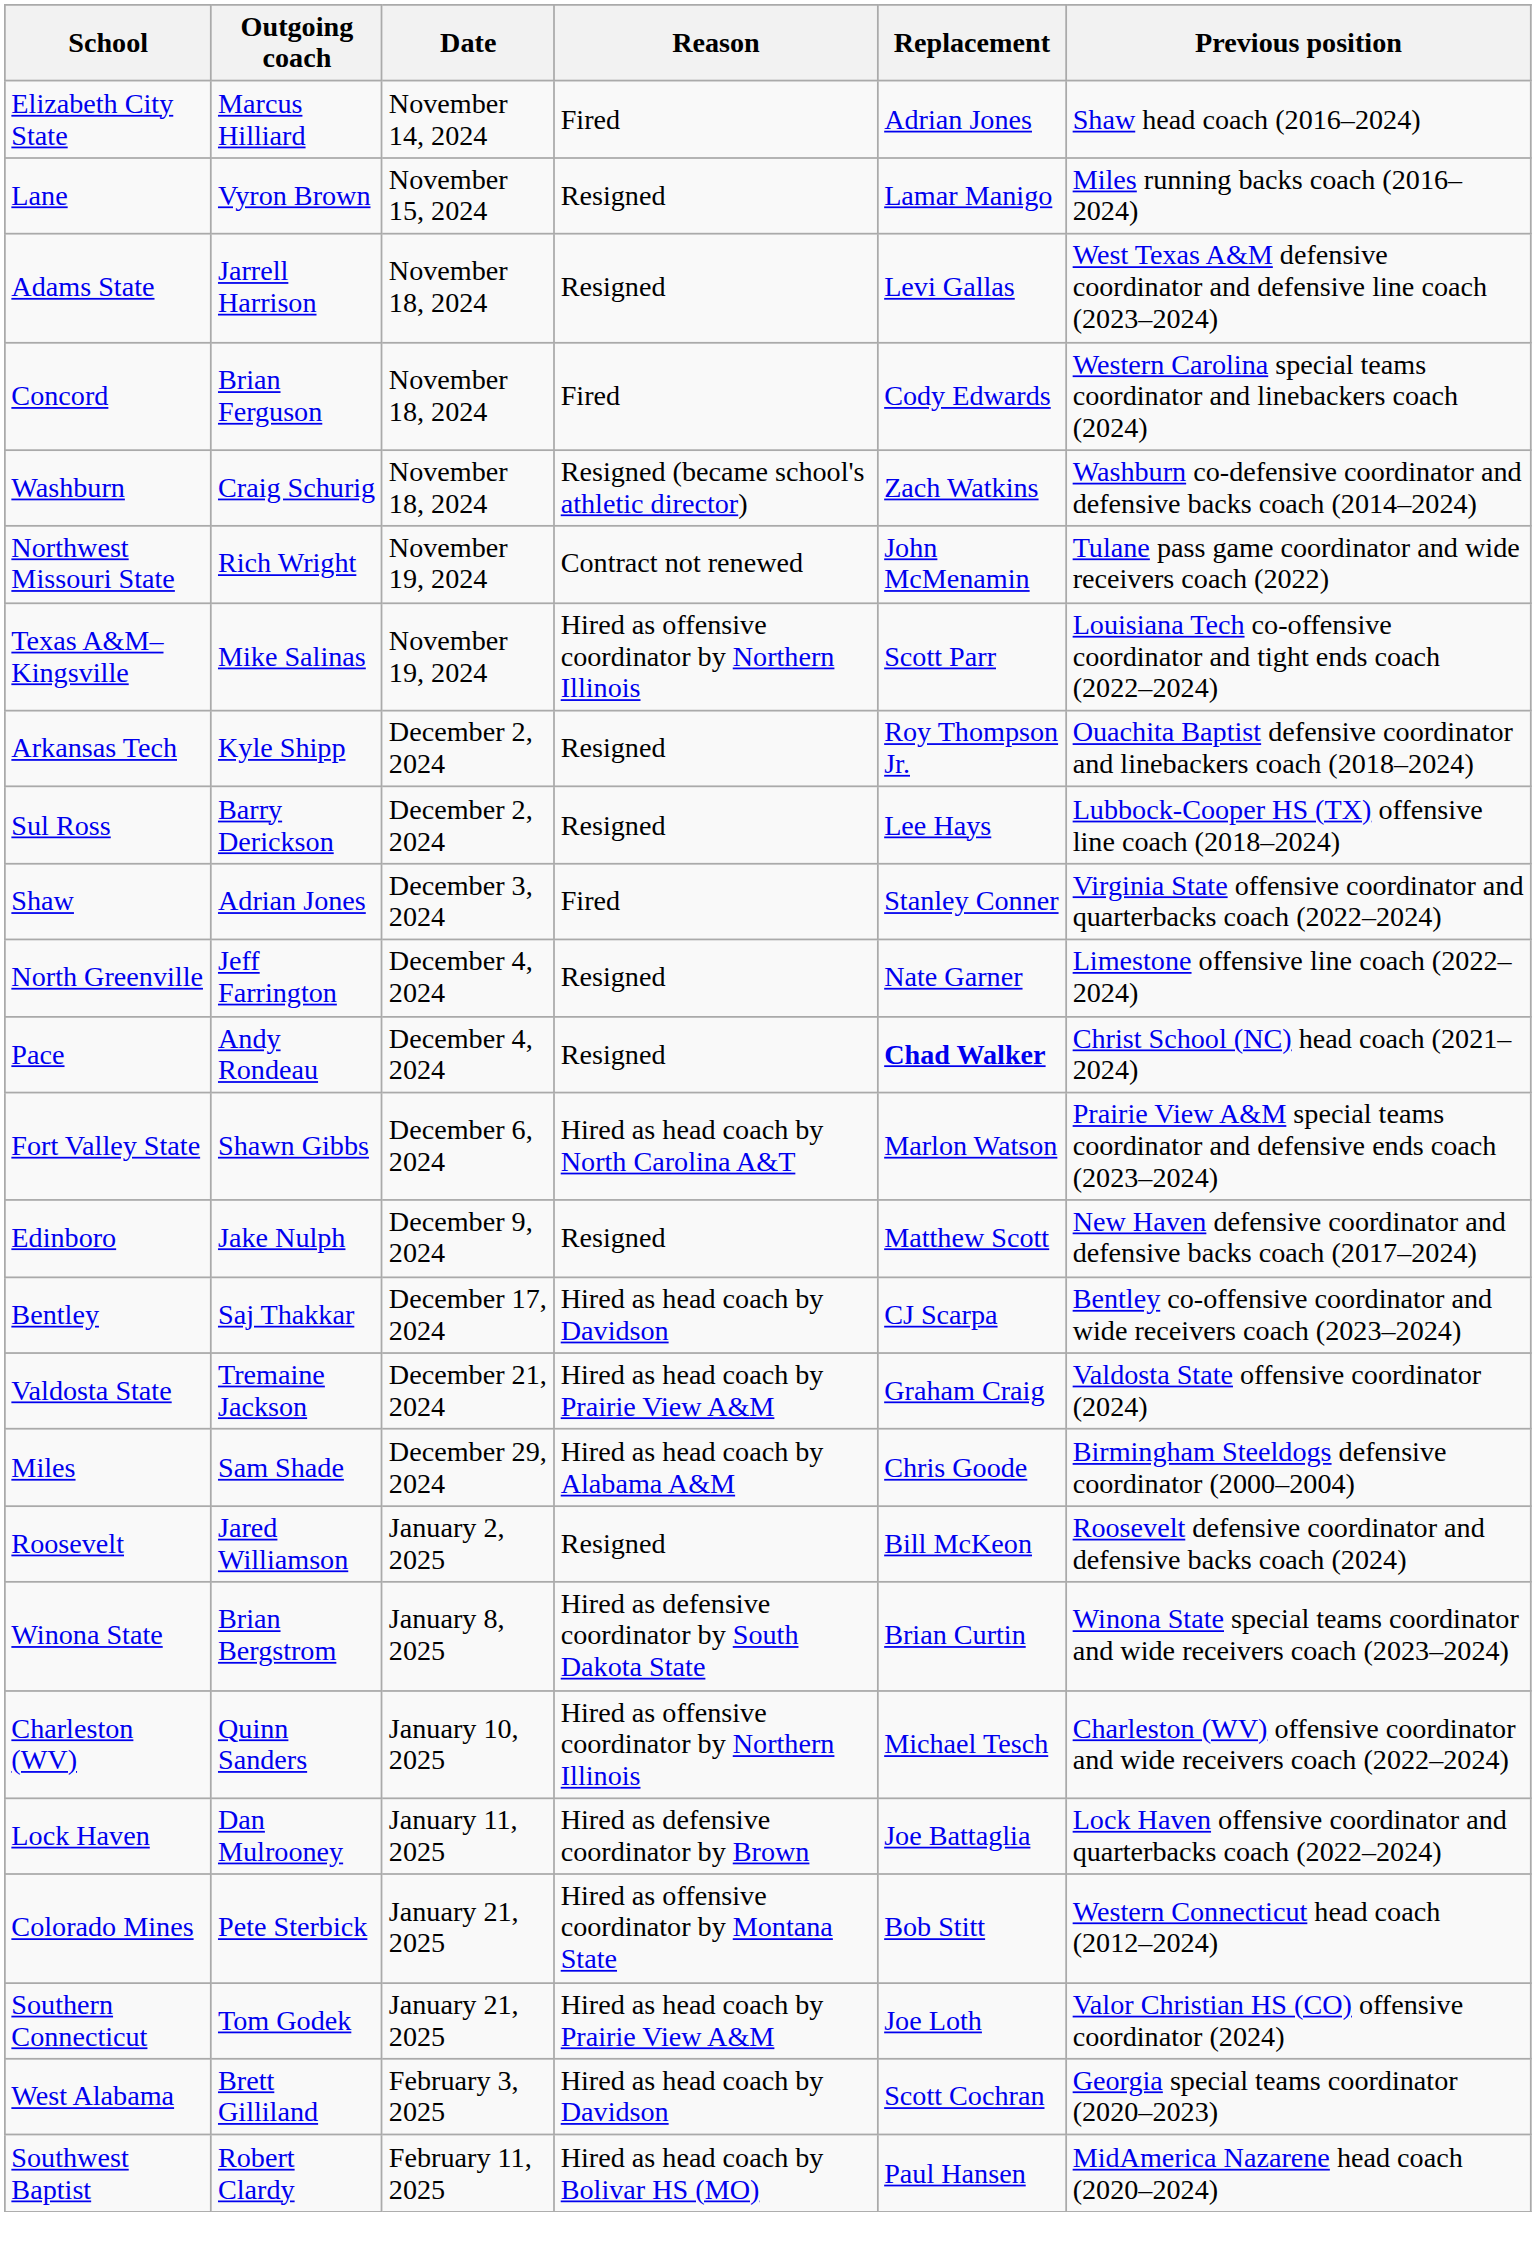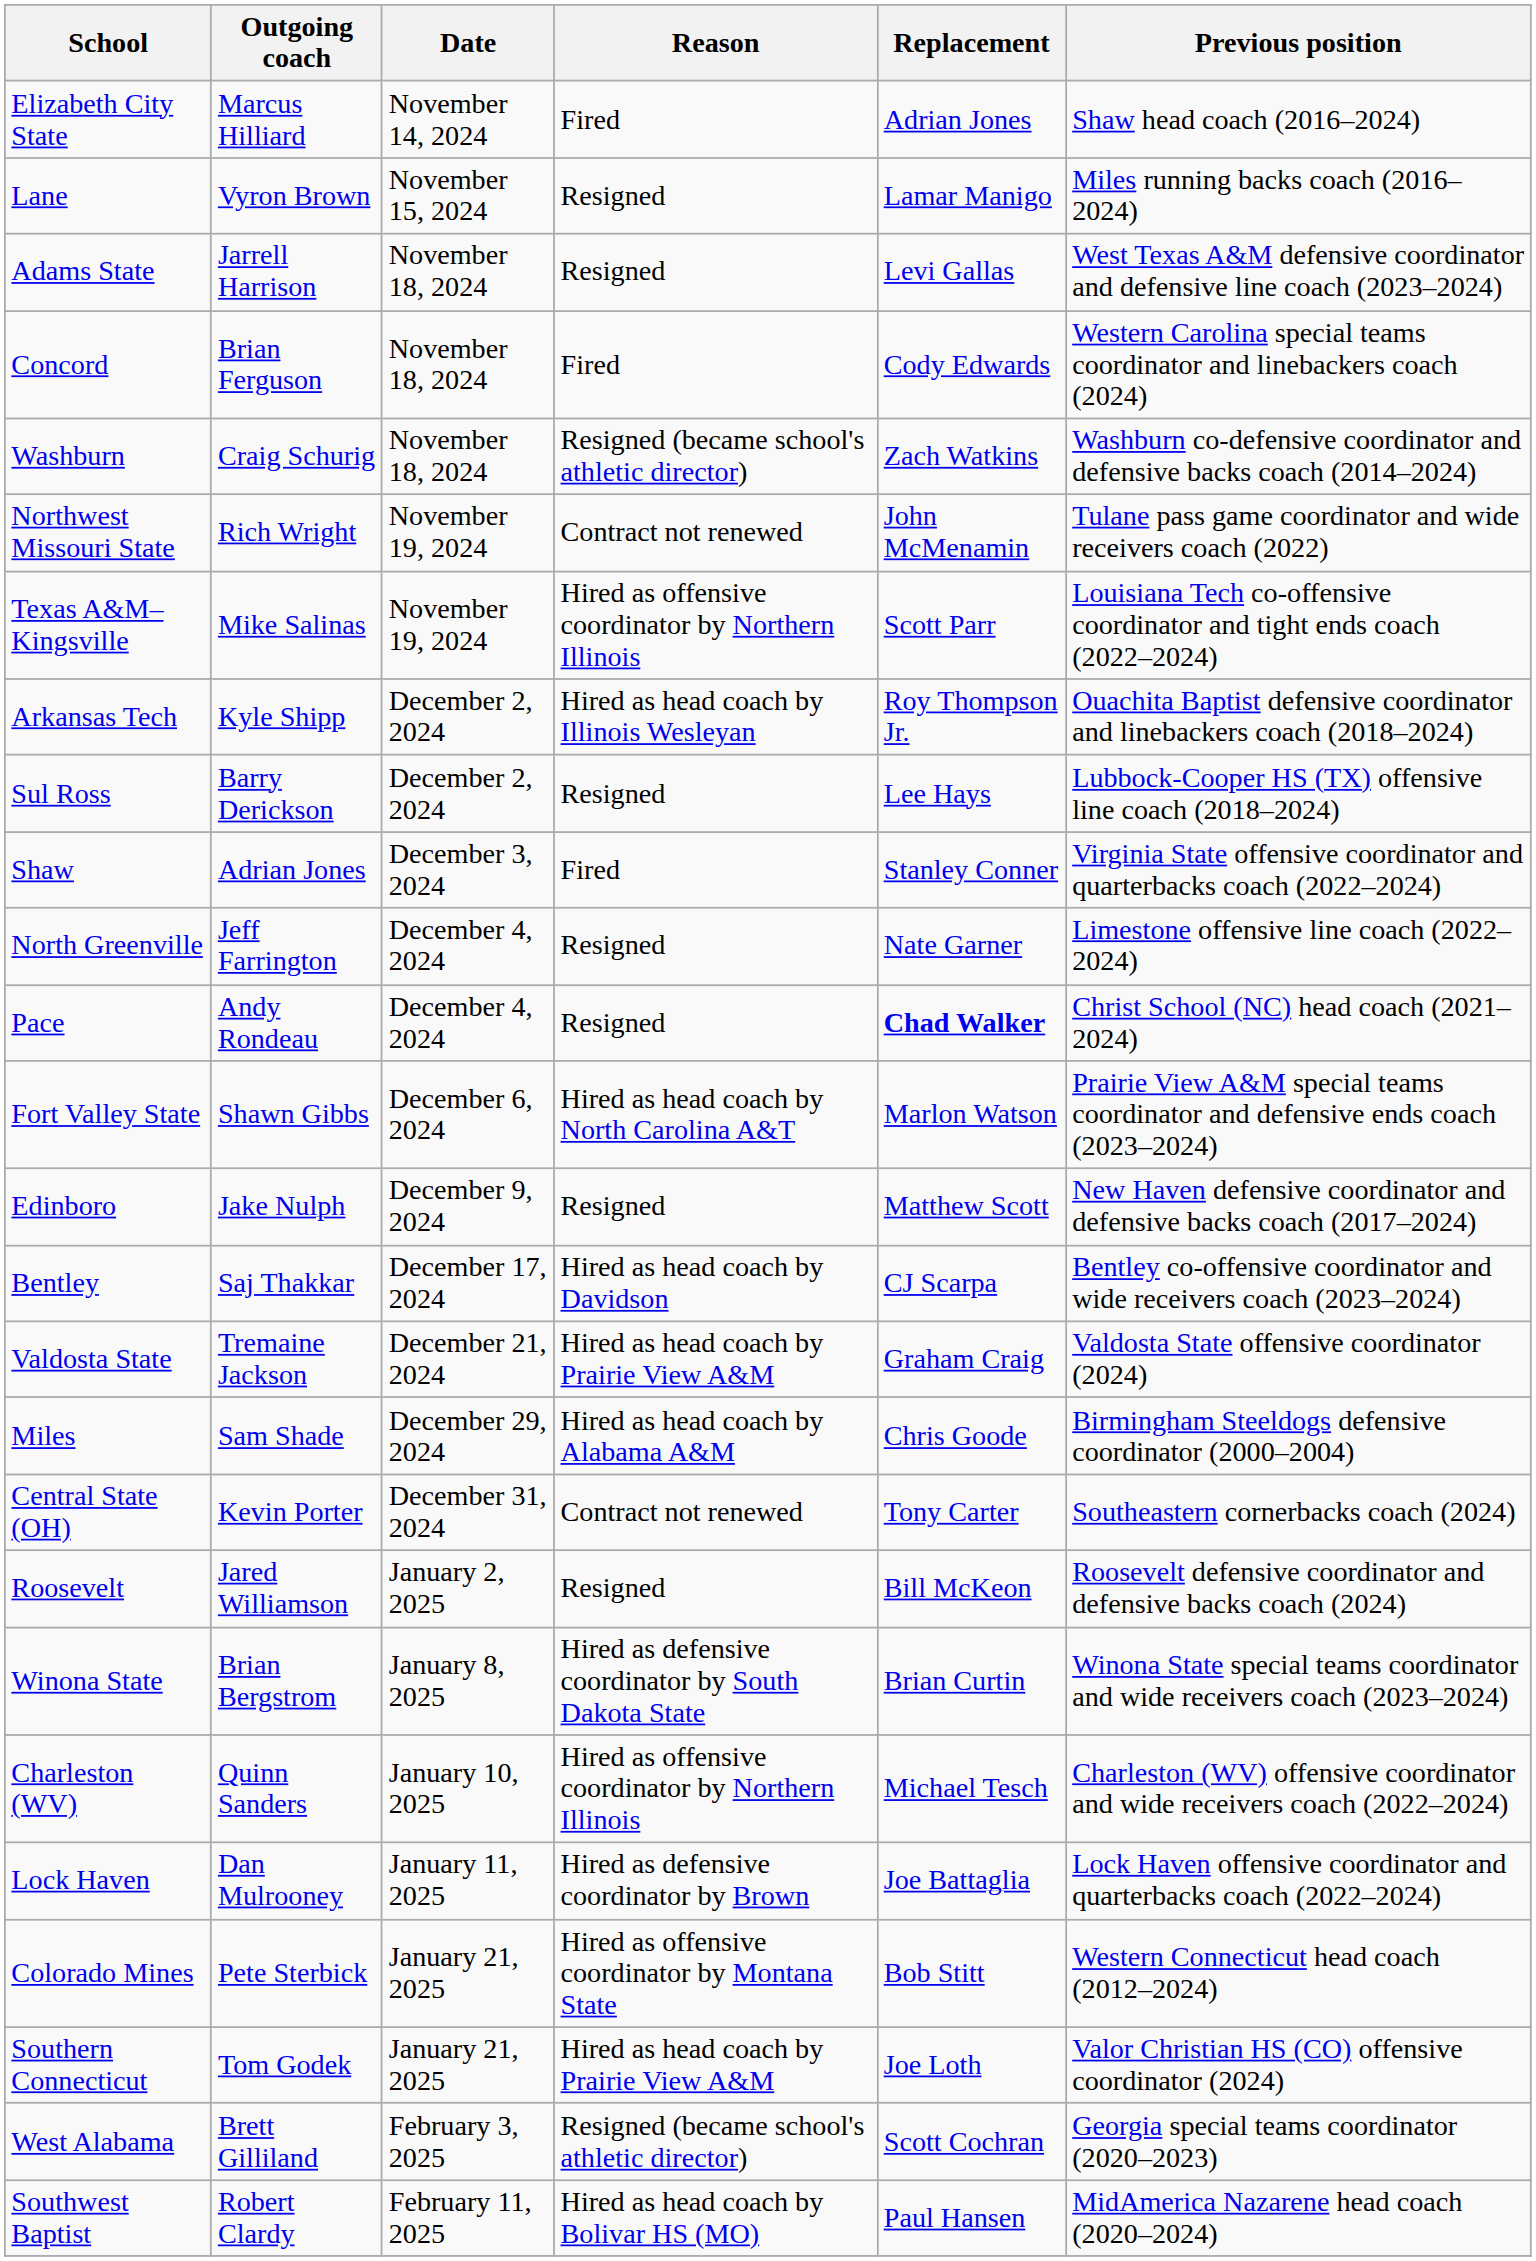(613, 748) Resigned -> (692, 716) Hired as head coach by Illinois Wesleyan
+ row: (84, 1511)
(692, 2096) Hired as head coach by Davidson -> (712, 2141) Resigned (became school's athletic director)
